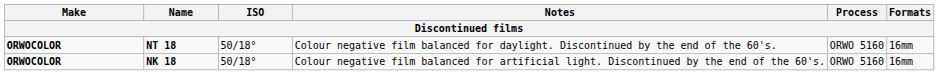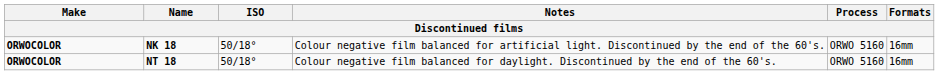rows swapped: (161, 45) <-> (161, 61)
